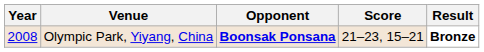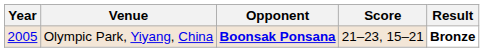(22, 37) 2008 -> (22, 37) 2005
